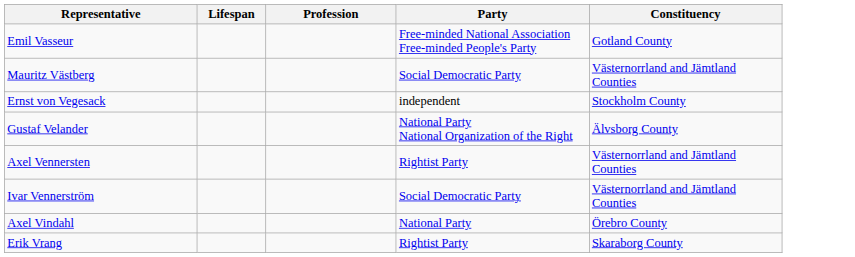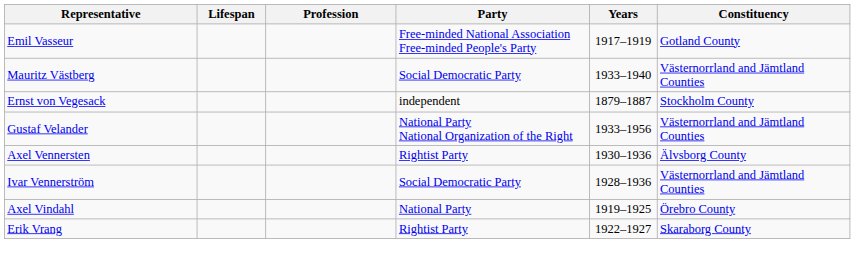+ column: (623, 14)
(635, 128) Älvsborg County -> (732, 128) Västernorrland and Jämtland Counties
(664, 162) Västernorrland and Jämtland Counties -> (703, 155) Älvsborg County
